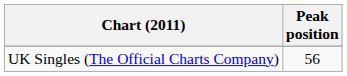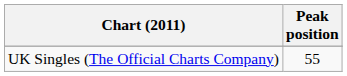(312, 58) 56 -> (312, 58) 55
